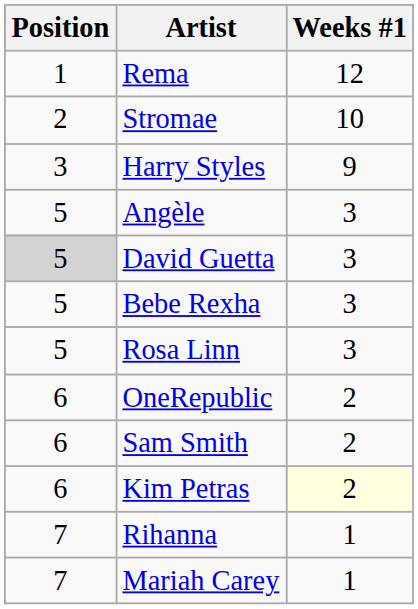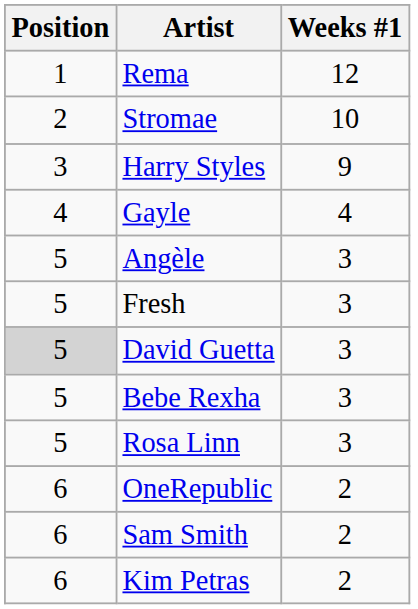+ row: (156, 211)
+ row: (154, 303)
(350, 487) lightyellow background -> (345, 580) no background
- row: (170, 534)
- row: (201, 580)
